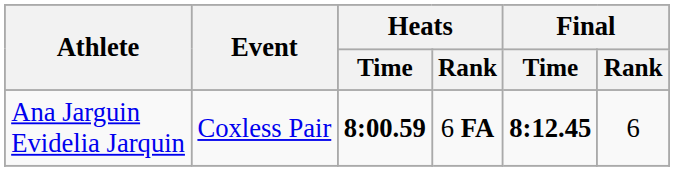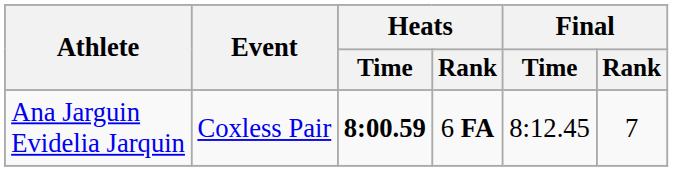(550, 128) bold -> (550, 128) normal
(633, 128) 6 -> (632, 128) 7
